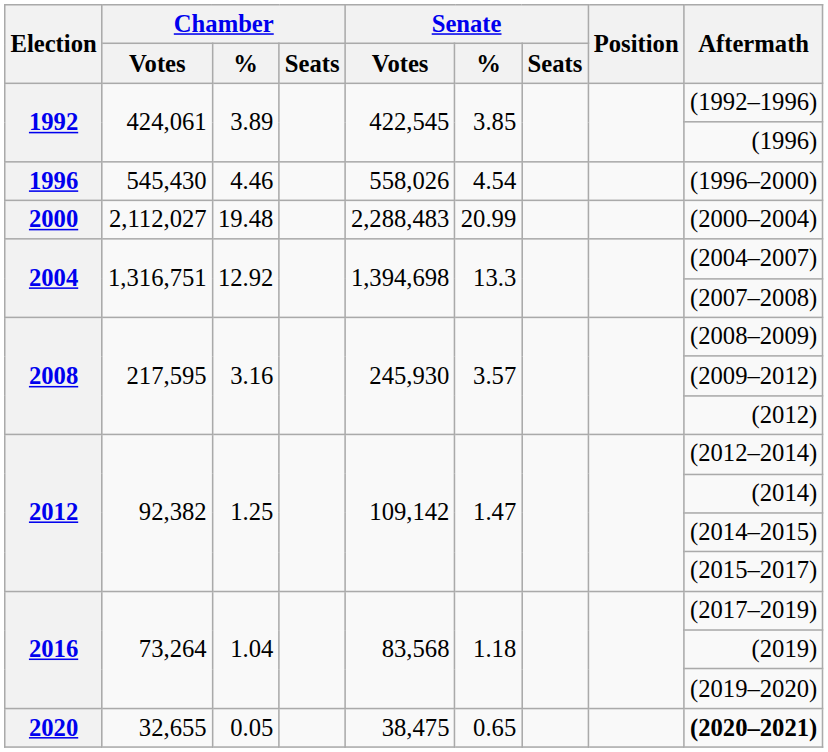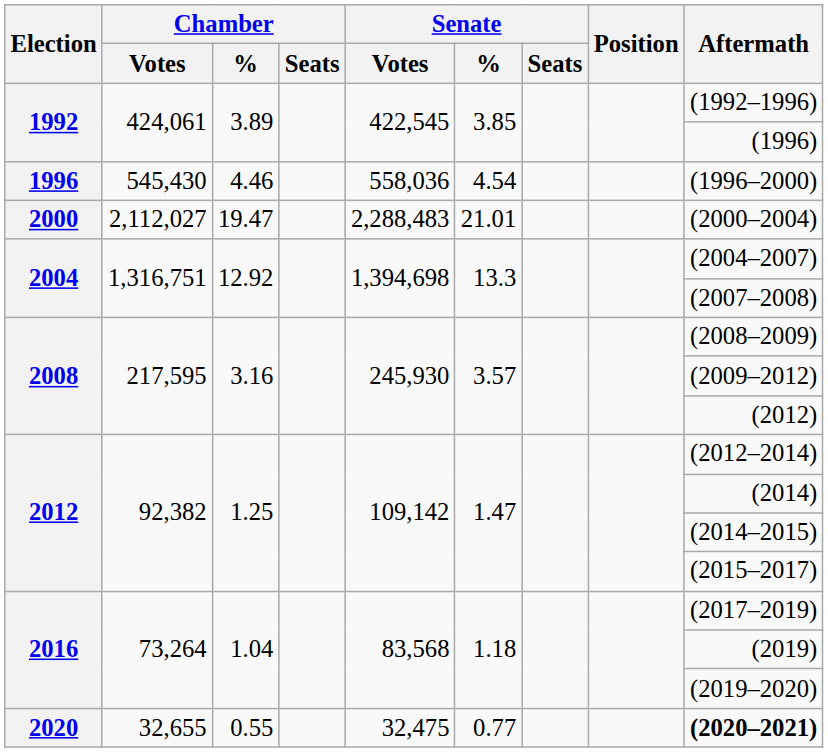(409, 180) 558,026 -> (409, 180) 558,036
(246, 219) 19.48 -> (246, 219) 19.47
(489, 219) 20.99 -> (489, 219) 21.01
(252, 727) 0.05 -> (252, 727) 0.55
(416, 727) 38,475 -> (416, 727) 32,475
(495, 727) 0.65 -> (495, 727) 0.77
